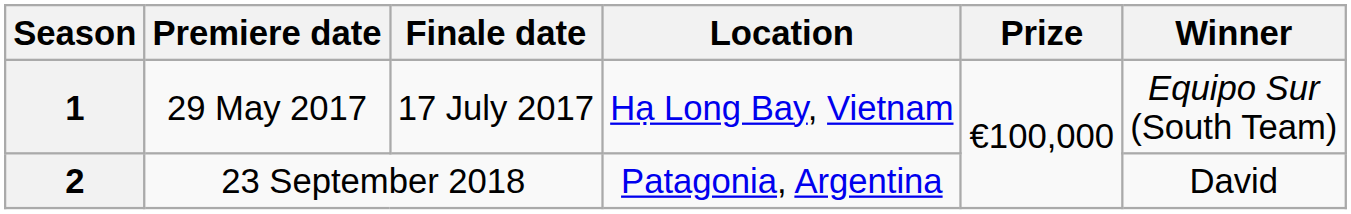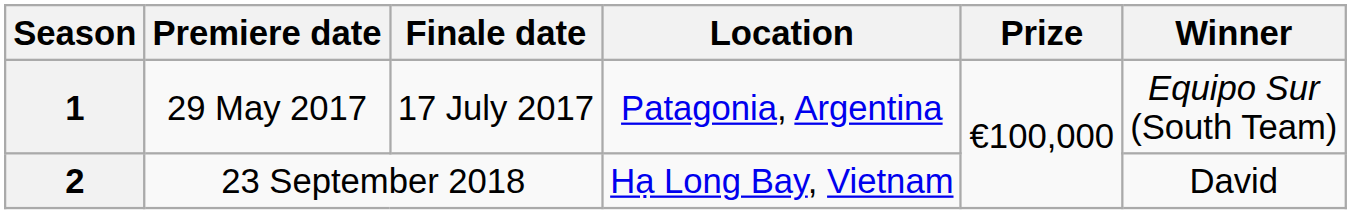(782, 107) Hạ Long Bay, Vietnam -> (782, 107) Patagonia, Argentina
(782, 181) Patagonia, Argentina -> (782, 181) Hạ Long Bay, Vietnam
